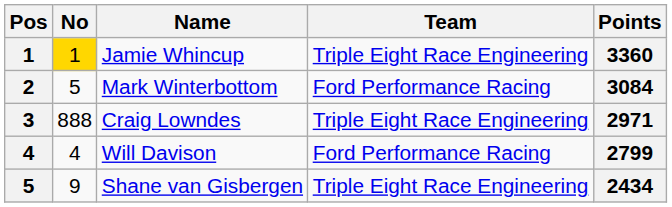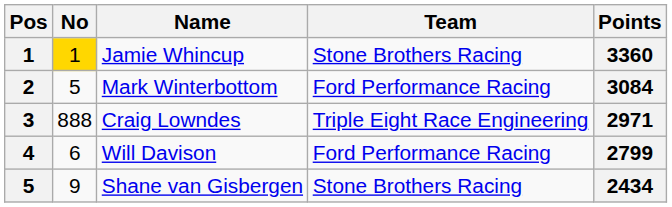(451, 54) Triple Eight Race Engineering -> (417, 54) Stone Brothers Racing
(75, 153) 4 -> (75, 153) 6
(451, 186) Triple Eight Race Engineering -> (417, 186) Stone Brothers Racing
